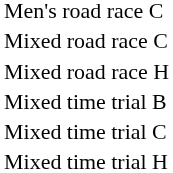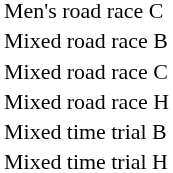+ row: (86, 41)
- row: (85, 131)
